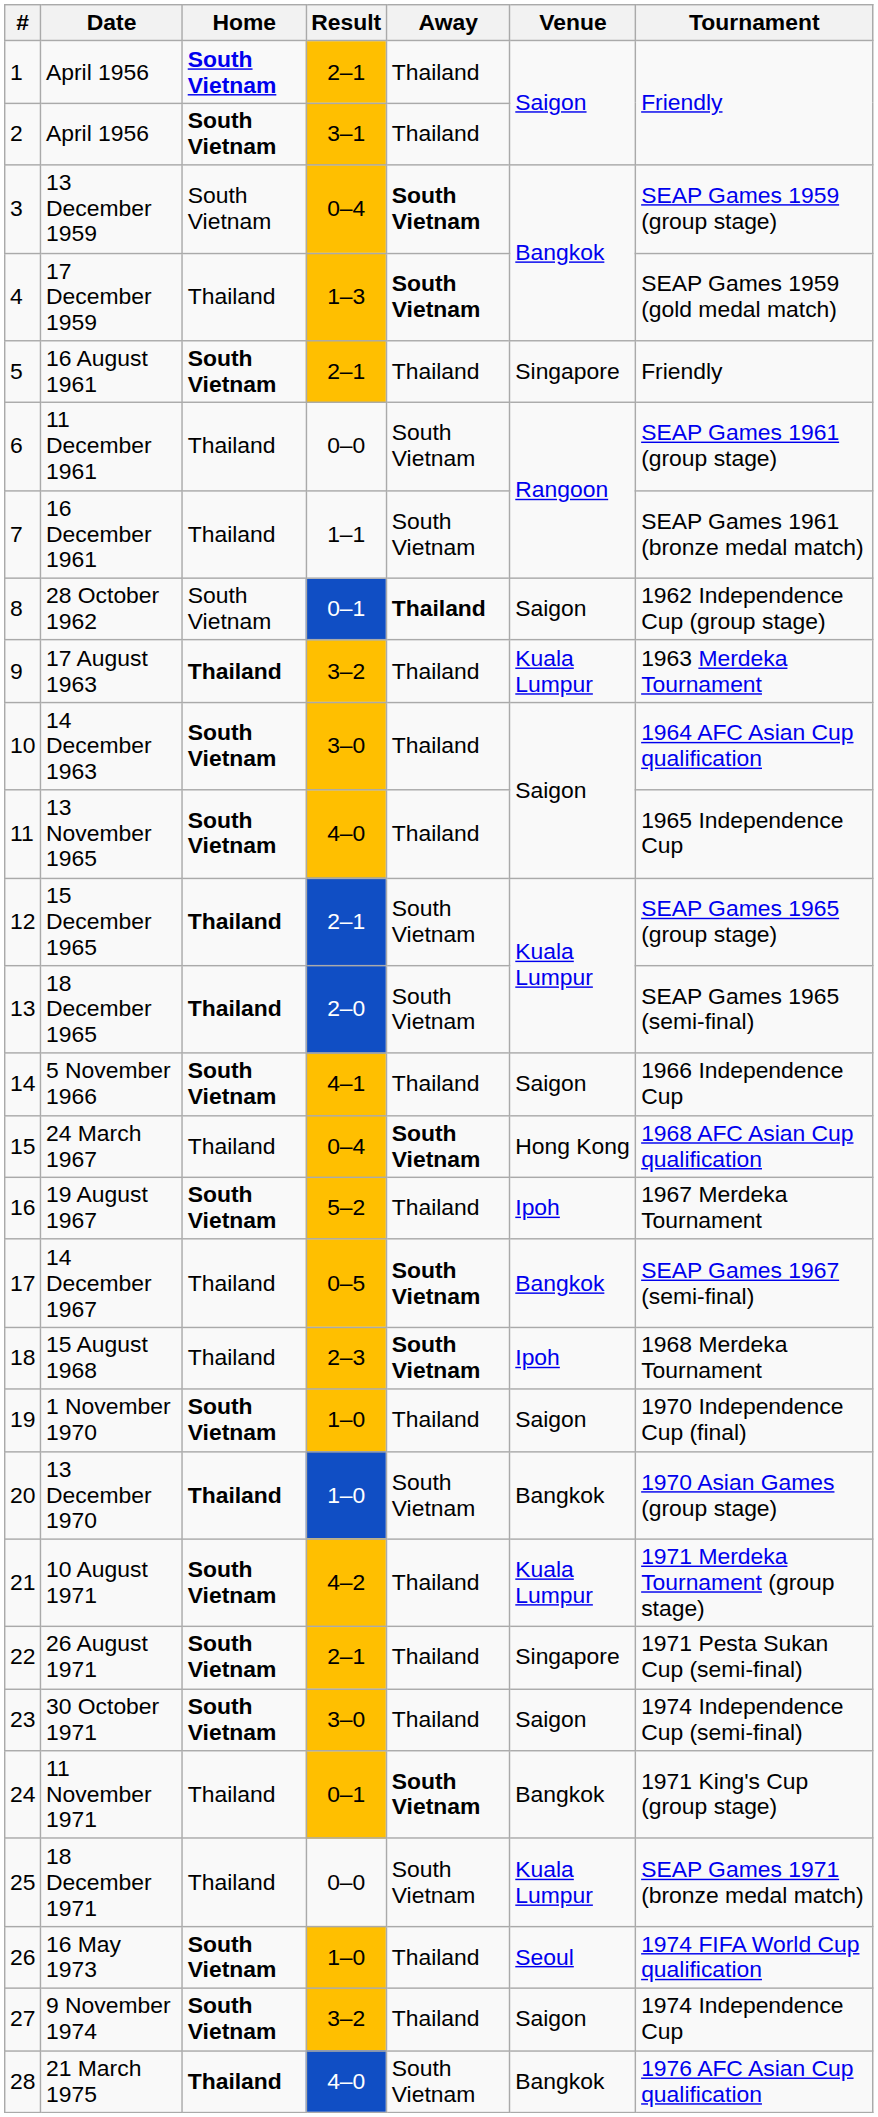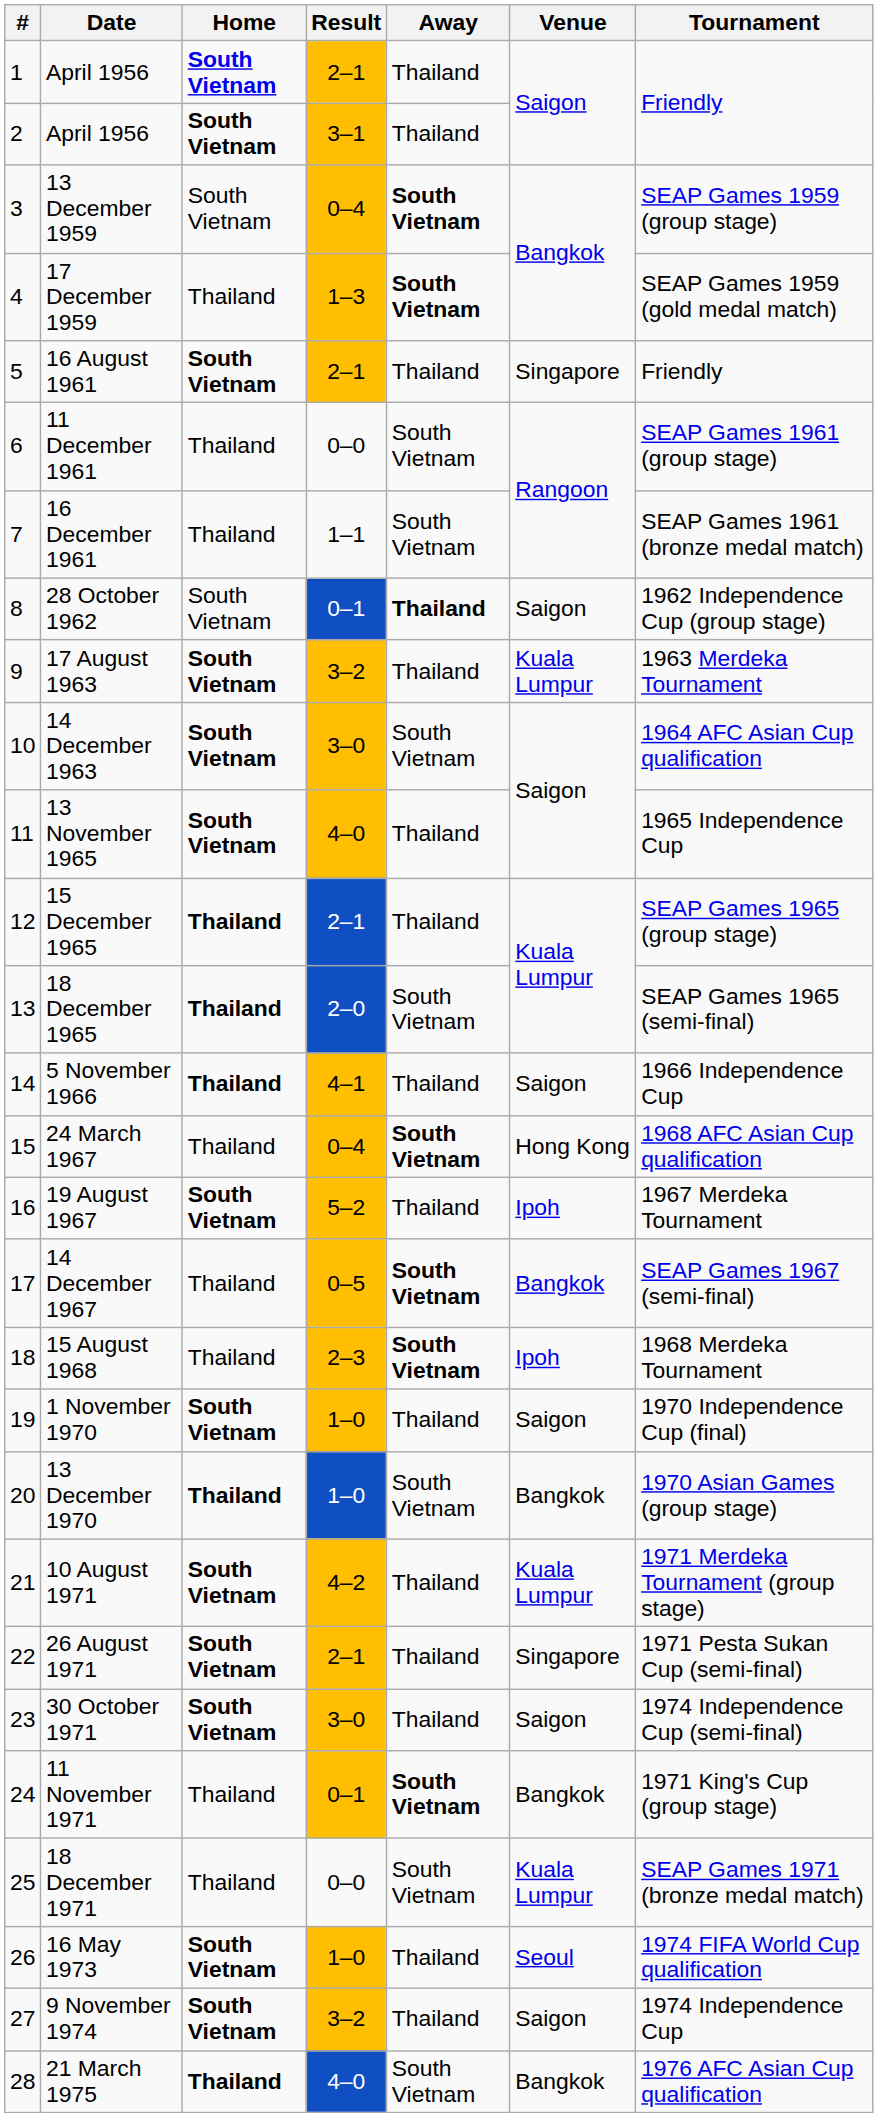(235, 670) Thailand -> (232, 670) South Vietnam
(436, 745) Thailand -> (434, 745) South Vietnam
(434, 921) South Vietnam -> (436, 921) Thailand
(232, 1084) South Vietnam -> (235, 1084) Thailand
